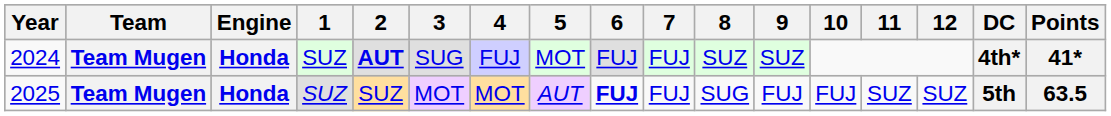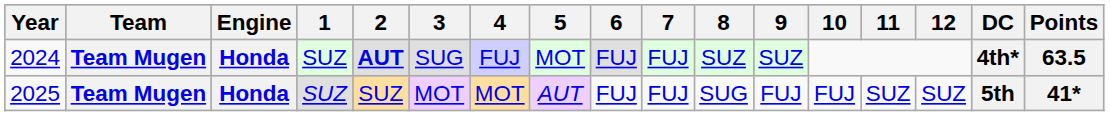(1065, 57) 41* -> (1064, 57) 63.5
(617, 93) bold -> (616, 93) normal
(1065, 93) 63.5 -> (1064, 93) 41*
